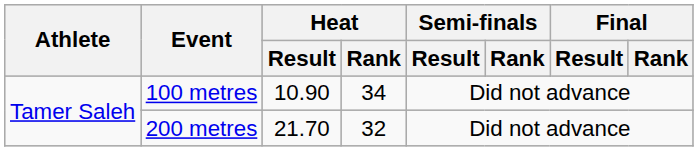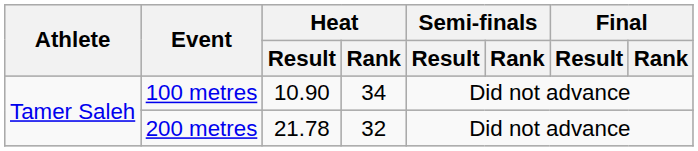(302, 129) 21.70 -> (302, 129) 21.78
